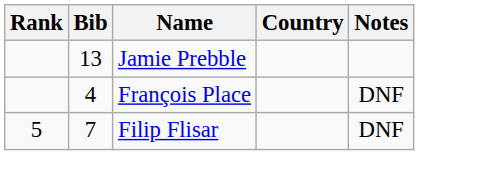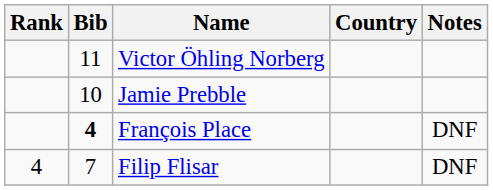+ row: (221, 58)
(91, 58) 13 -> (91, 94) 10
(91, 94) normal -> (91, 130) bold
(36, 130) 5 -> (36, 166) 4
